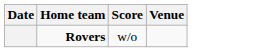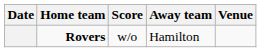+ column: (181, 15)
